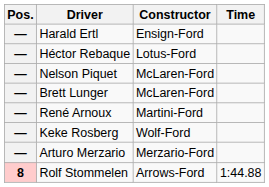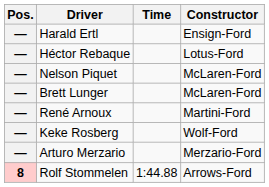columns swapped: (175, 14) <-> (241, 14)
